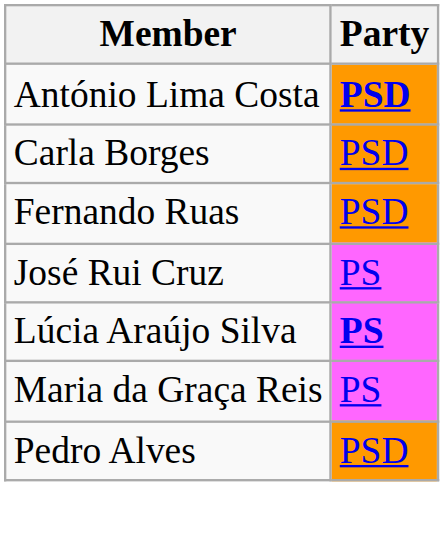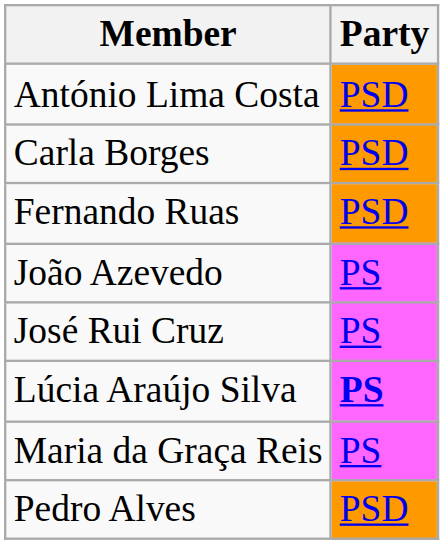(375, 93) bold -> (374, 93) normal
+ row: (118, 271)
